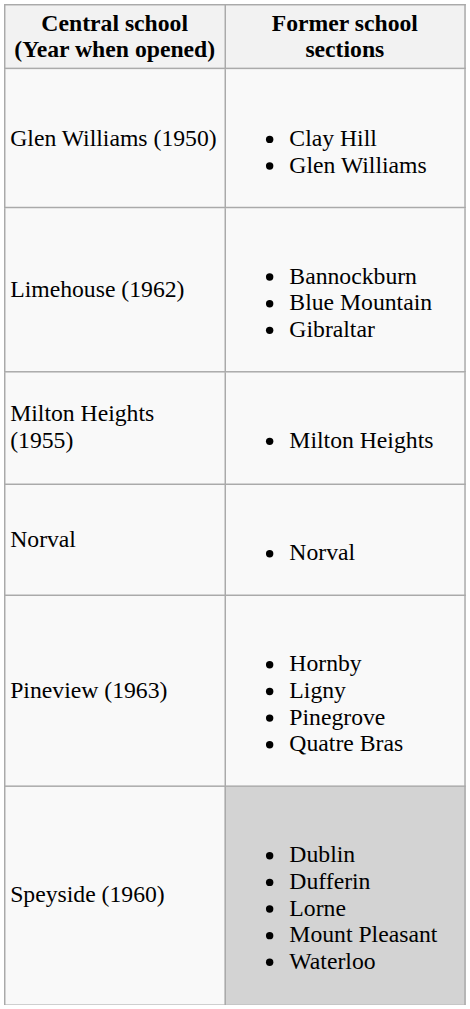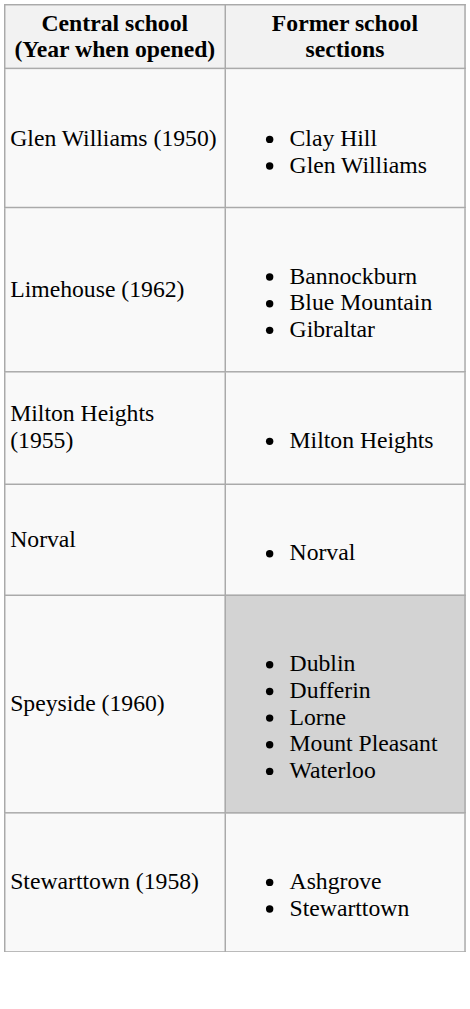- row: (89, 690)
+ row: (105, 882)
